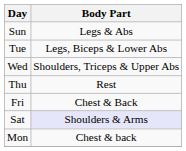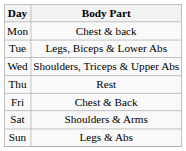rows swapped: (18, 137) <-> (18, 31)
(106, 119) lavender background -> (106, 119) no background
